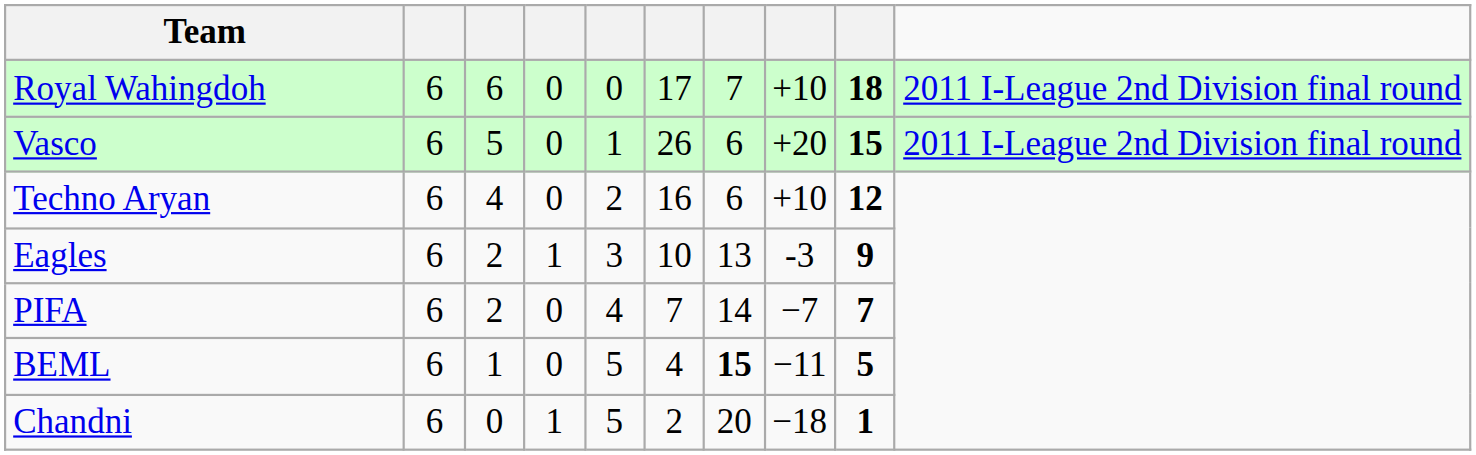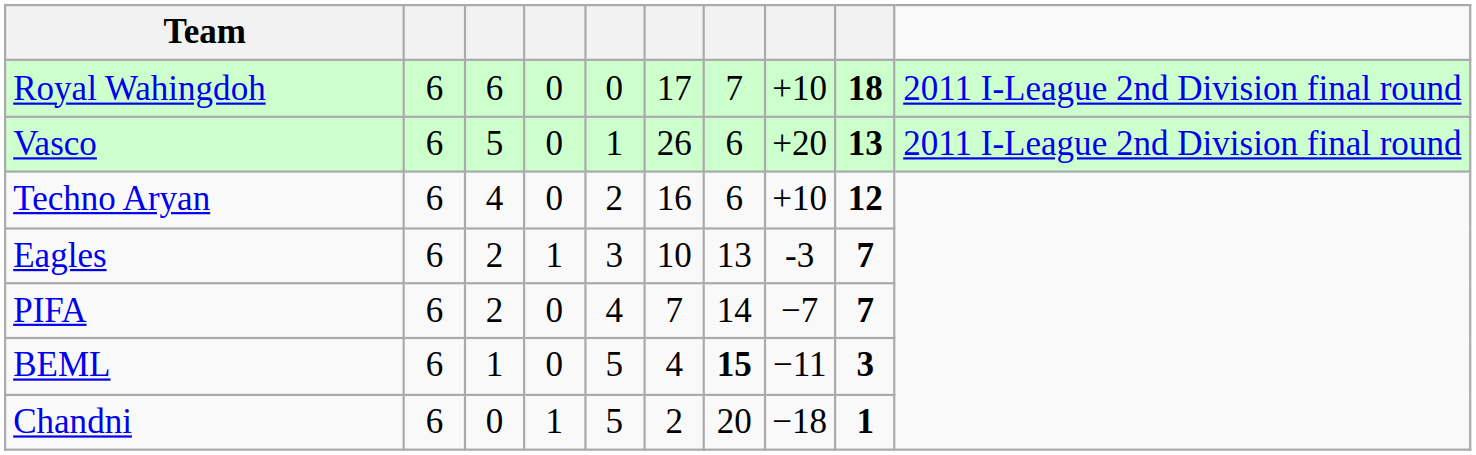(865, 143) 15 -> (865, 143) 13
(865, 254) 9 -> (865, 254) 7
(865, 365) 5 -> (865, 365) 3
